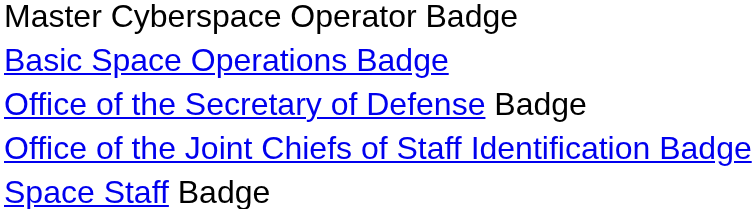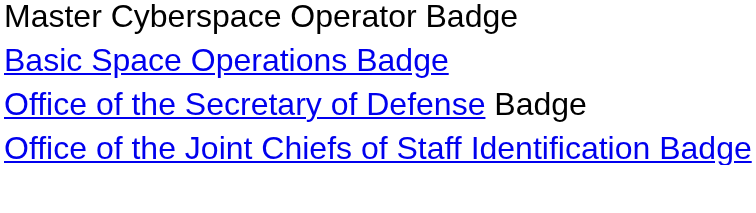- row: (137, 192)
